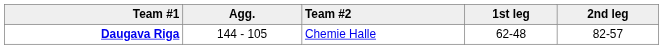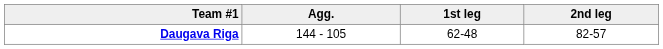- column: (328, 14)
